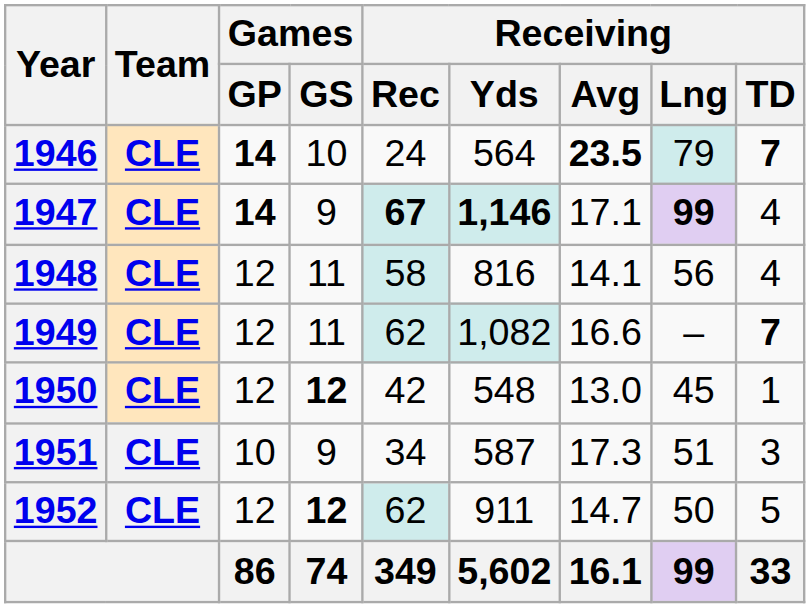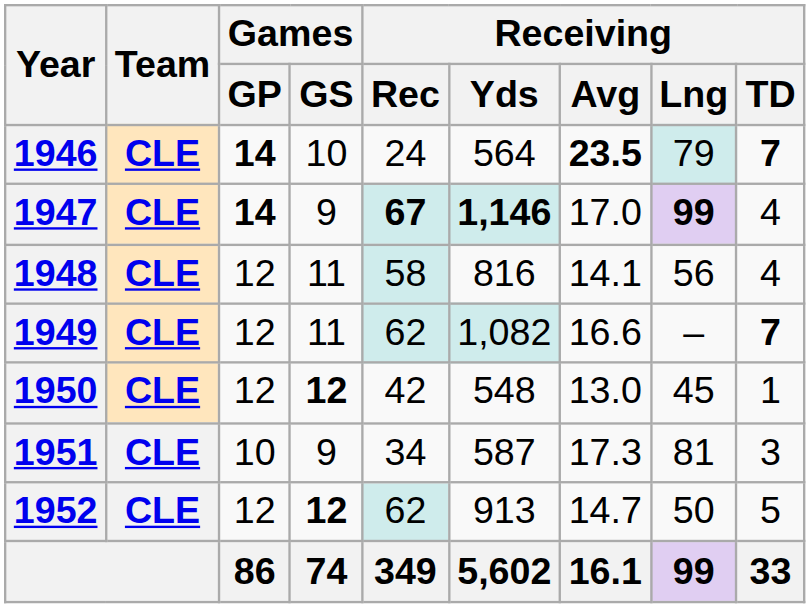(605, 213) 17.1 -> (605, 213) 17.0
(694, 451) 51 -> (694, 451) 81
(504, 511) 911 -> (504, 511) 913
